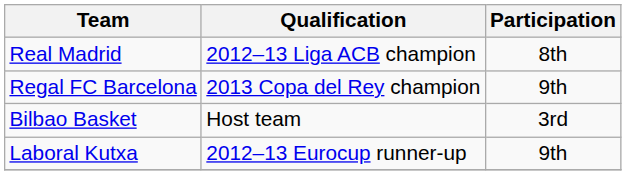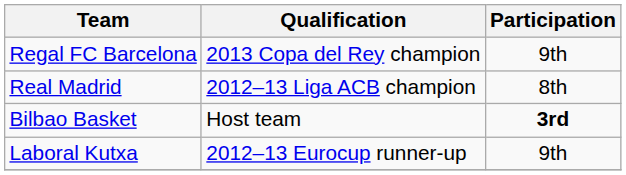rows swapped: (66, 53) <-> (103, 86)
(553, 119) normal -> (553, 119) bold
